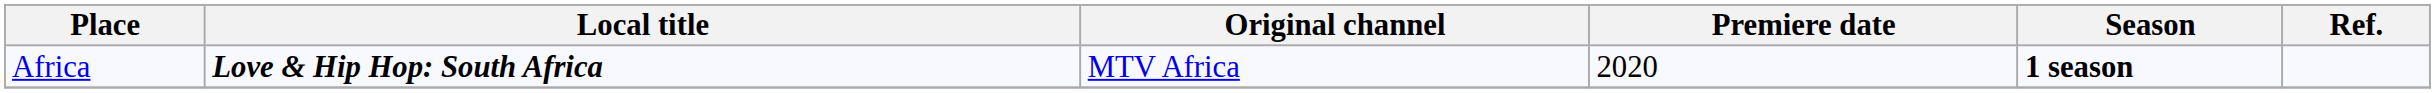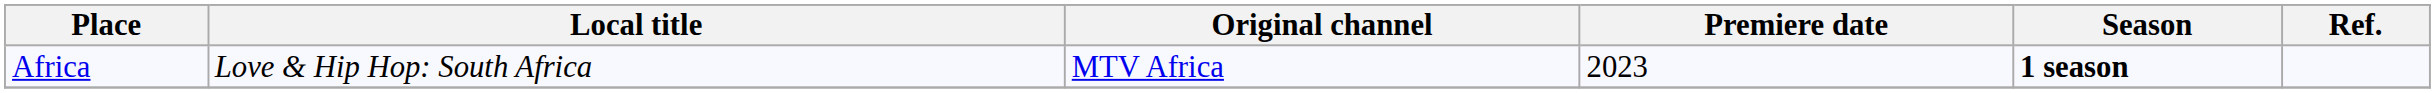(408, 66) bold -> (403, 66) normal
(1627, 66) 2020 -> (1617, 66) 2023
